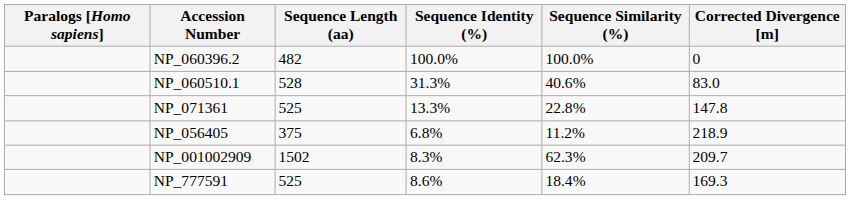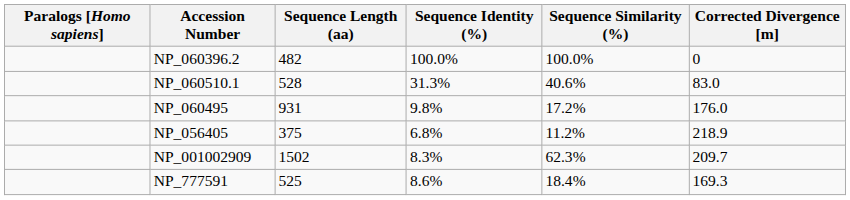+ row: (191, 108)
- row: (191, 108)
